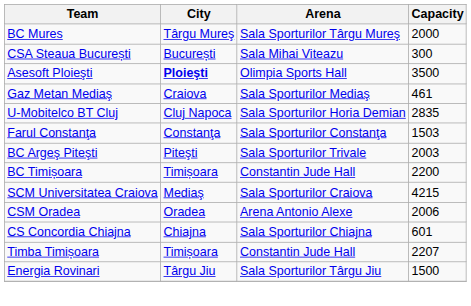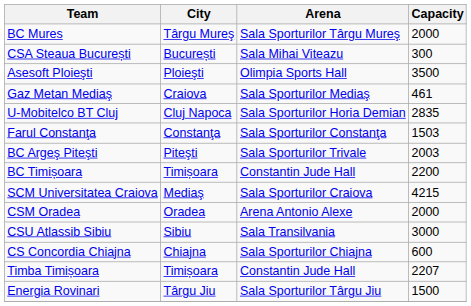(186, 73) bold -> (184, 73) normal
(425, 212) 2006 -> (425, 212) 2000
+ row: (59, 232)
(422, 232) 601 -> (422, 251) 600
